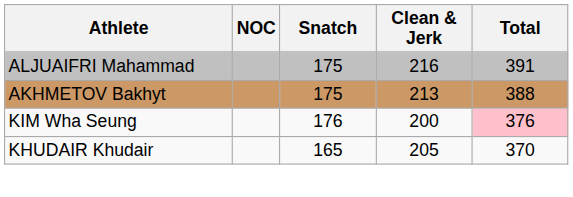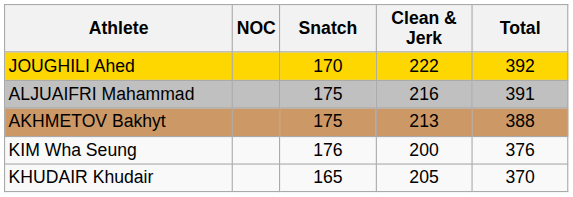+ row: (72, 66)
(520, 121) pink background -> (520, 149) no background
